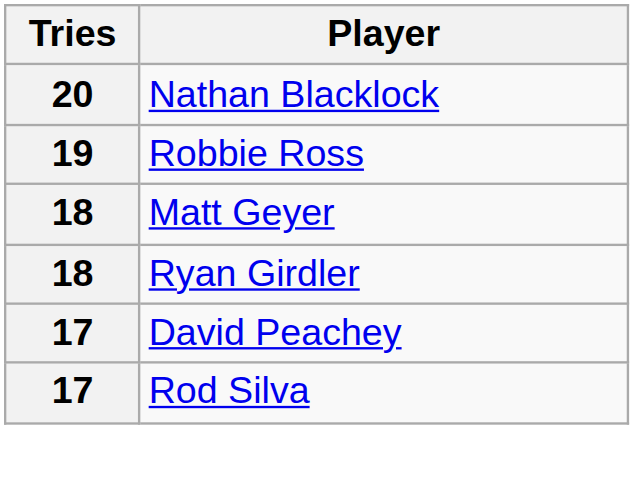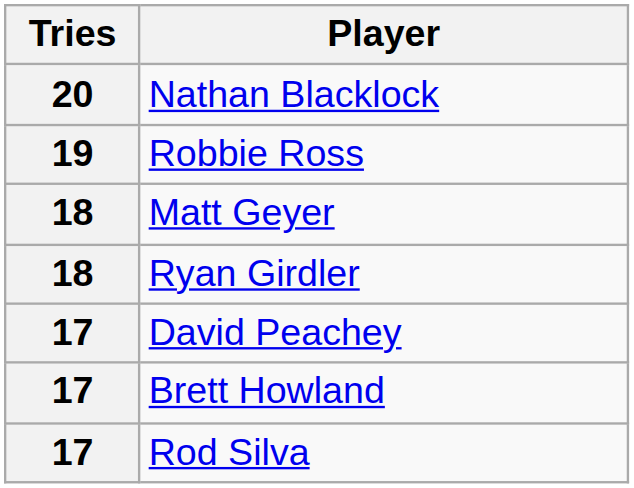+ row: (267, 392)
